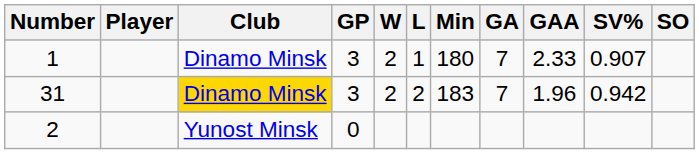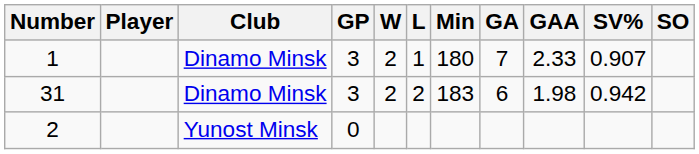(255, 93) gold background -> (255, 93) no background
(502, 93) 7 -> (502, 93) 6
(554, 93) 1.96 -> (554, 93) 1.98
